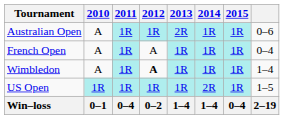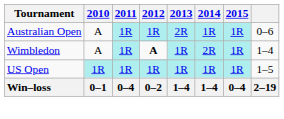- row: (36, 49)
(209, 68) 1R -> (209, 49) 2R
(209, 86) 2R -> (209, 68) 1R
